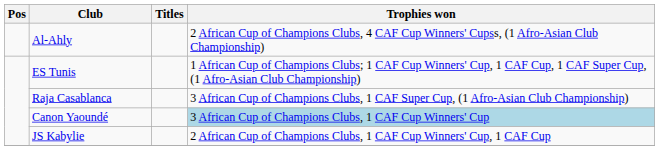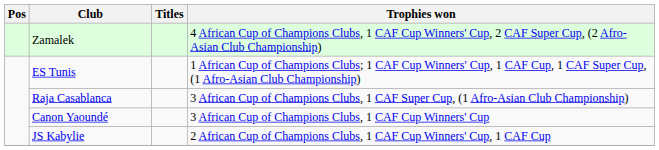+ row: (53, 39)
- row: (52, 39)
(340, 117) lightblue background -> (340, 117) no background
